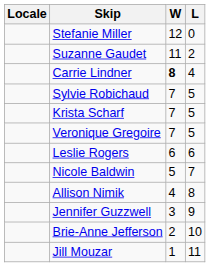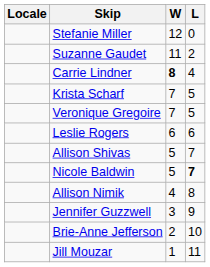- row: (101, 93)
+ row: (91, 152)
(191, 172) normal -> (191, 172) bold
